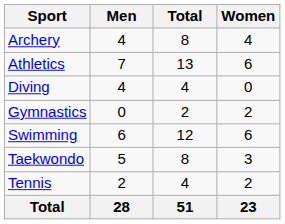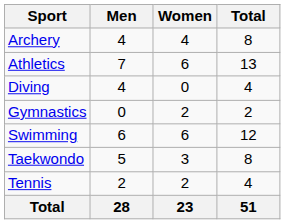columns swapped: (248, 16) <-> (185, 16)
